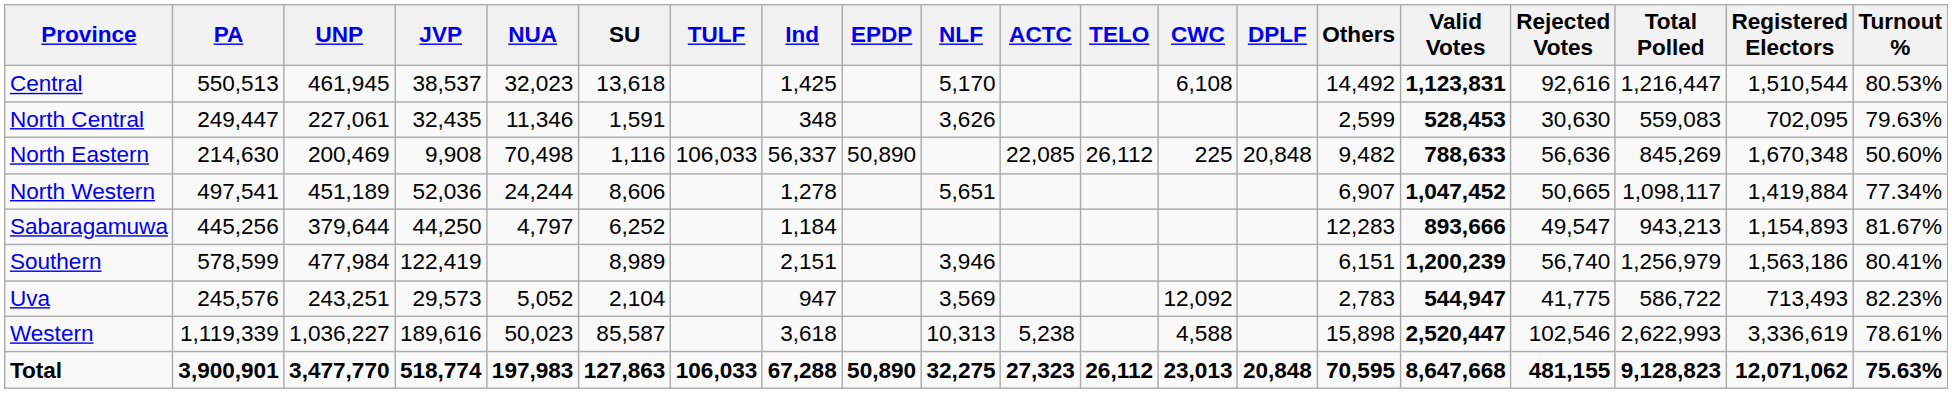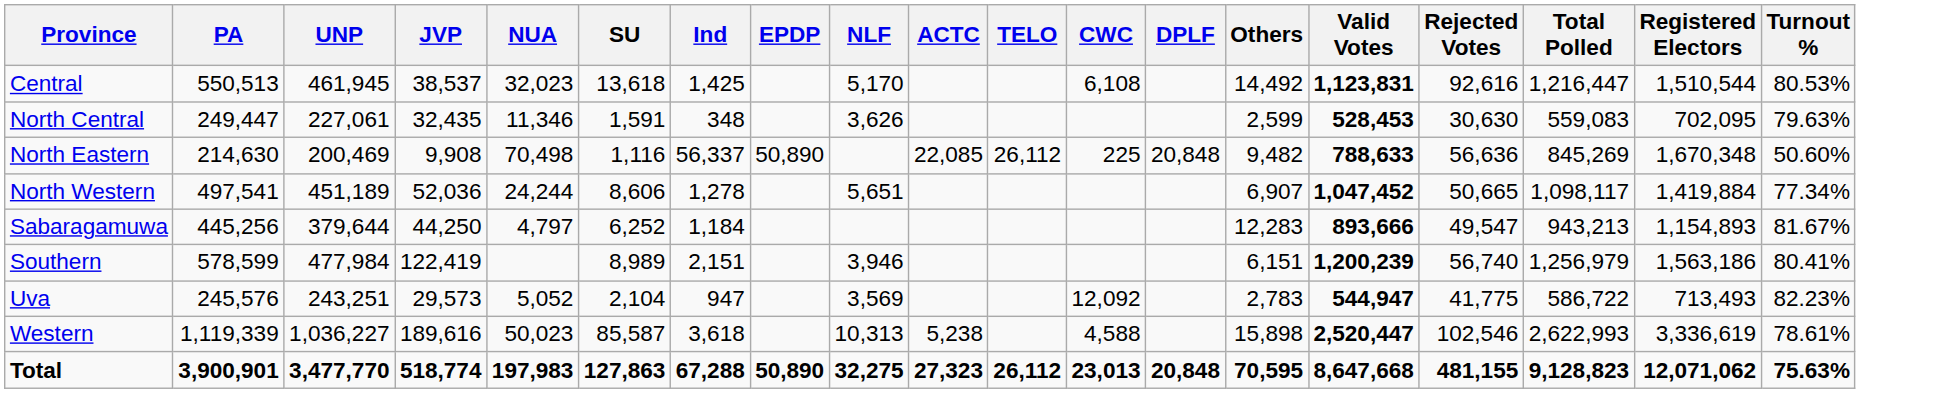- column: (717, 35)
